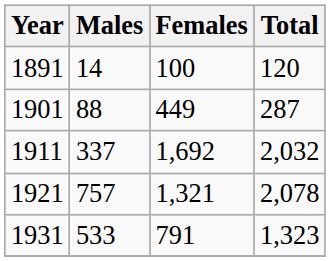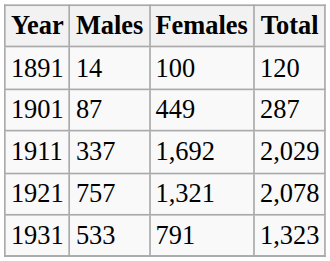(89, 109) 88 -> (89, 109) 87
(290, 151) 2,032 -> (290, 151) 2,029
